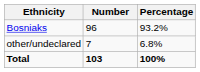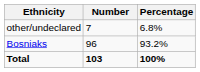rows swapped: (27, 28) <-> (44, 43)
